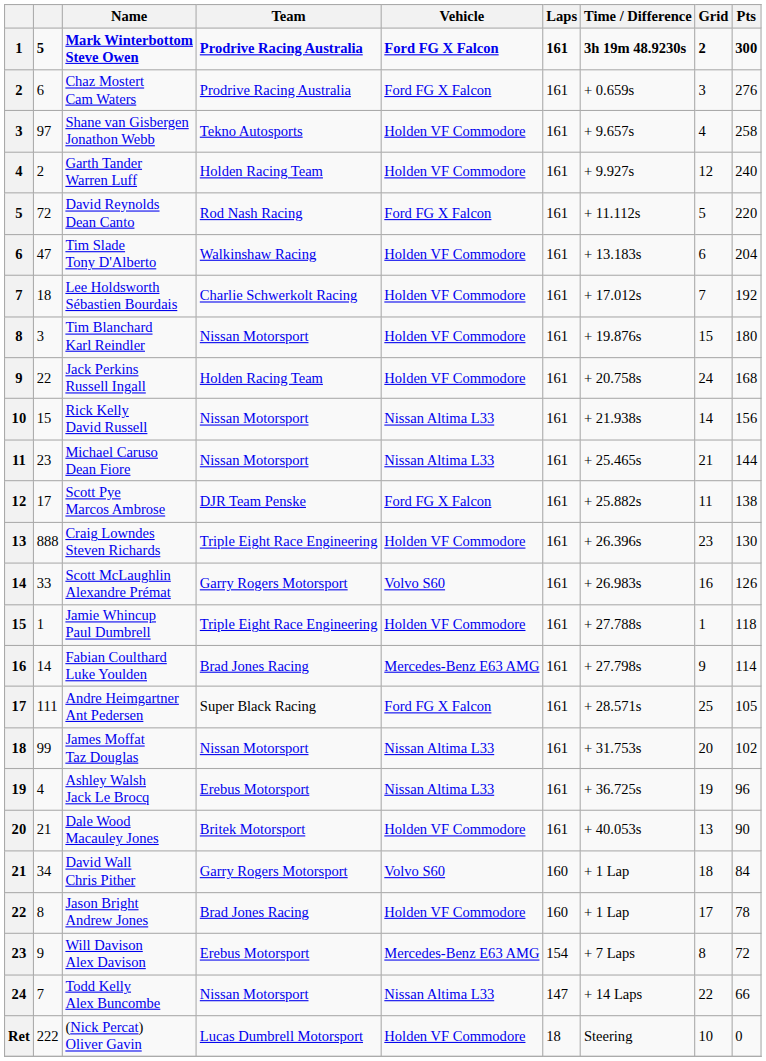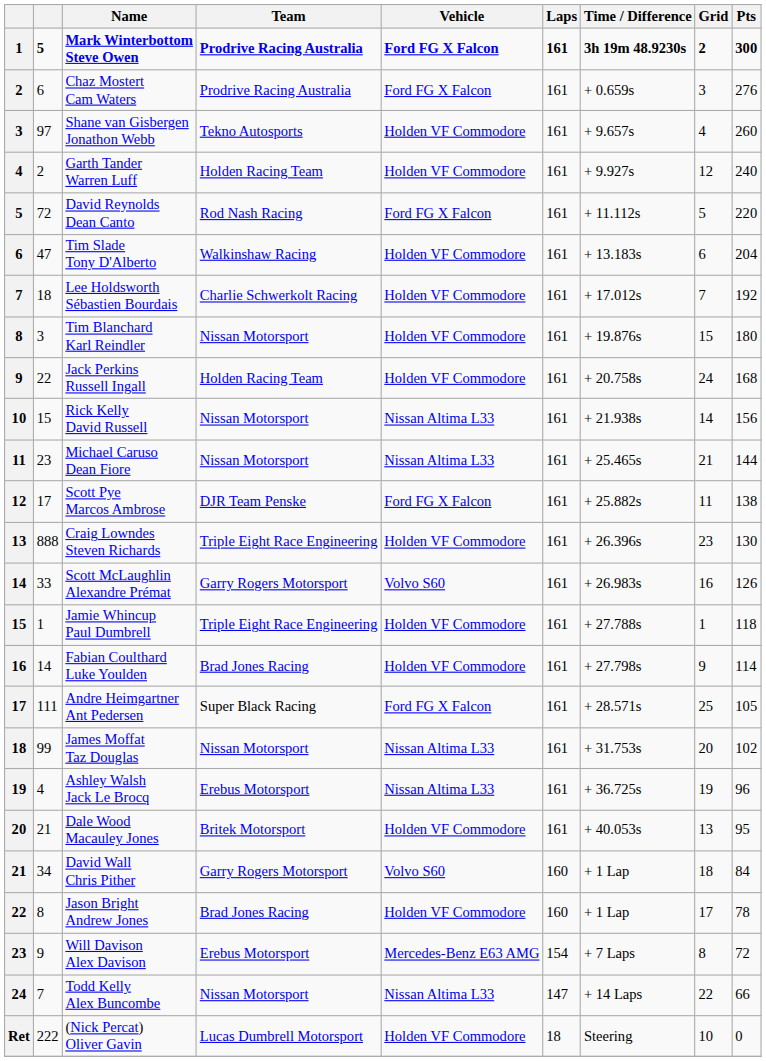(746, 130) 258 -> (746, 130) 260
(462, 665) Mercedes-Benz E63 AMG -> (455, 665) Holden VF Commodore
(743, 830) 90 -> (743, 830) 95
